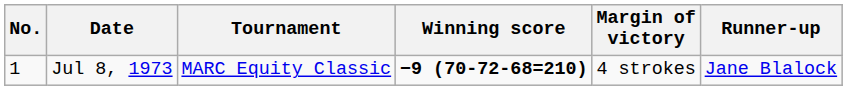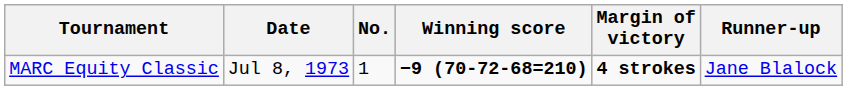columns swapped: (26, 30) <-> (286, 30)
(646, 71) normal -> (646, 71) bold
